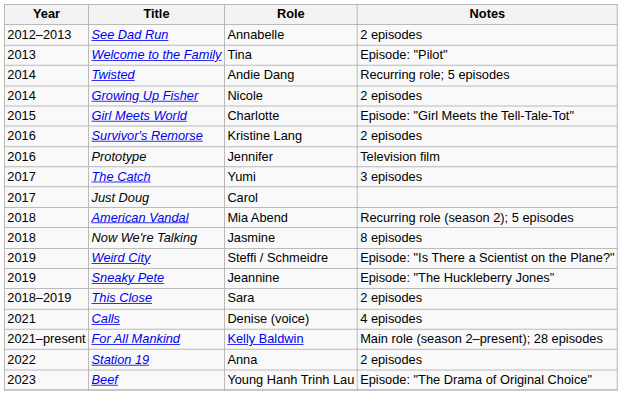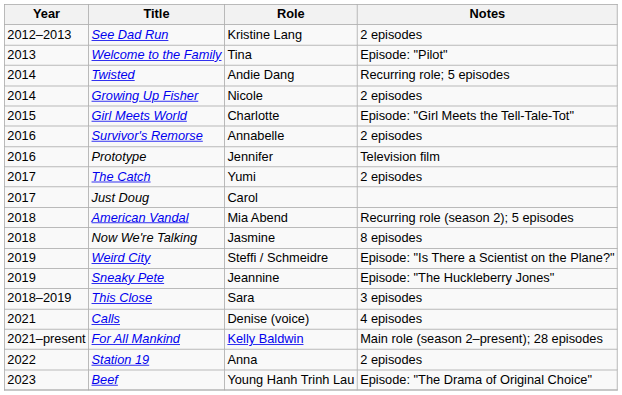(256, 34) Annabelle -> (265, 34) Kristine Lang
(265, 136) Kristine Lang -> (256, 136) Annabelle
(391, 177) 3 episodes -> (391, 177) 2 episodes
(391, 298) 2 episodes -> (391, 298) 3 episodes
